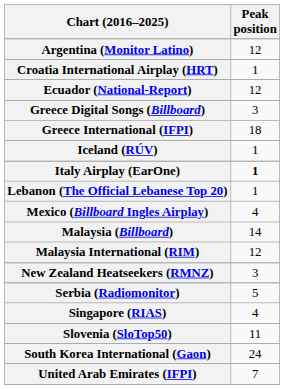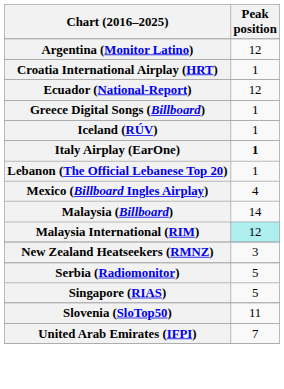(255, 110) 3 -> (255, 110) 1
- row: (117, 130)
(255, 252) no background -> (255, 232) paleturquoise background
(255, 313) 4 -> (255, 292) 5
- row: (117, 353)
